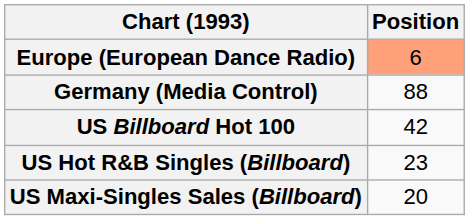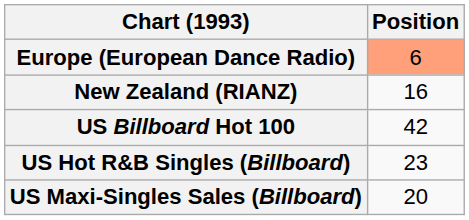- row: (186, 92)
+ row: (186, 92)
